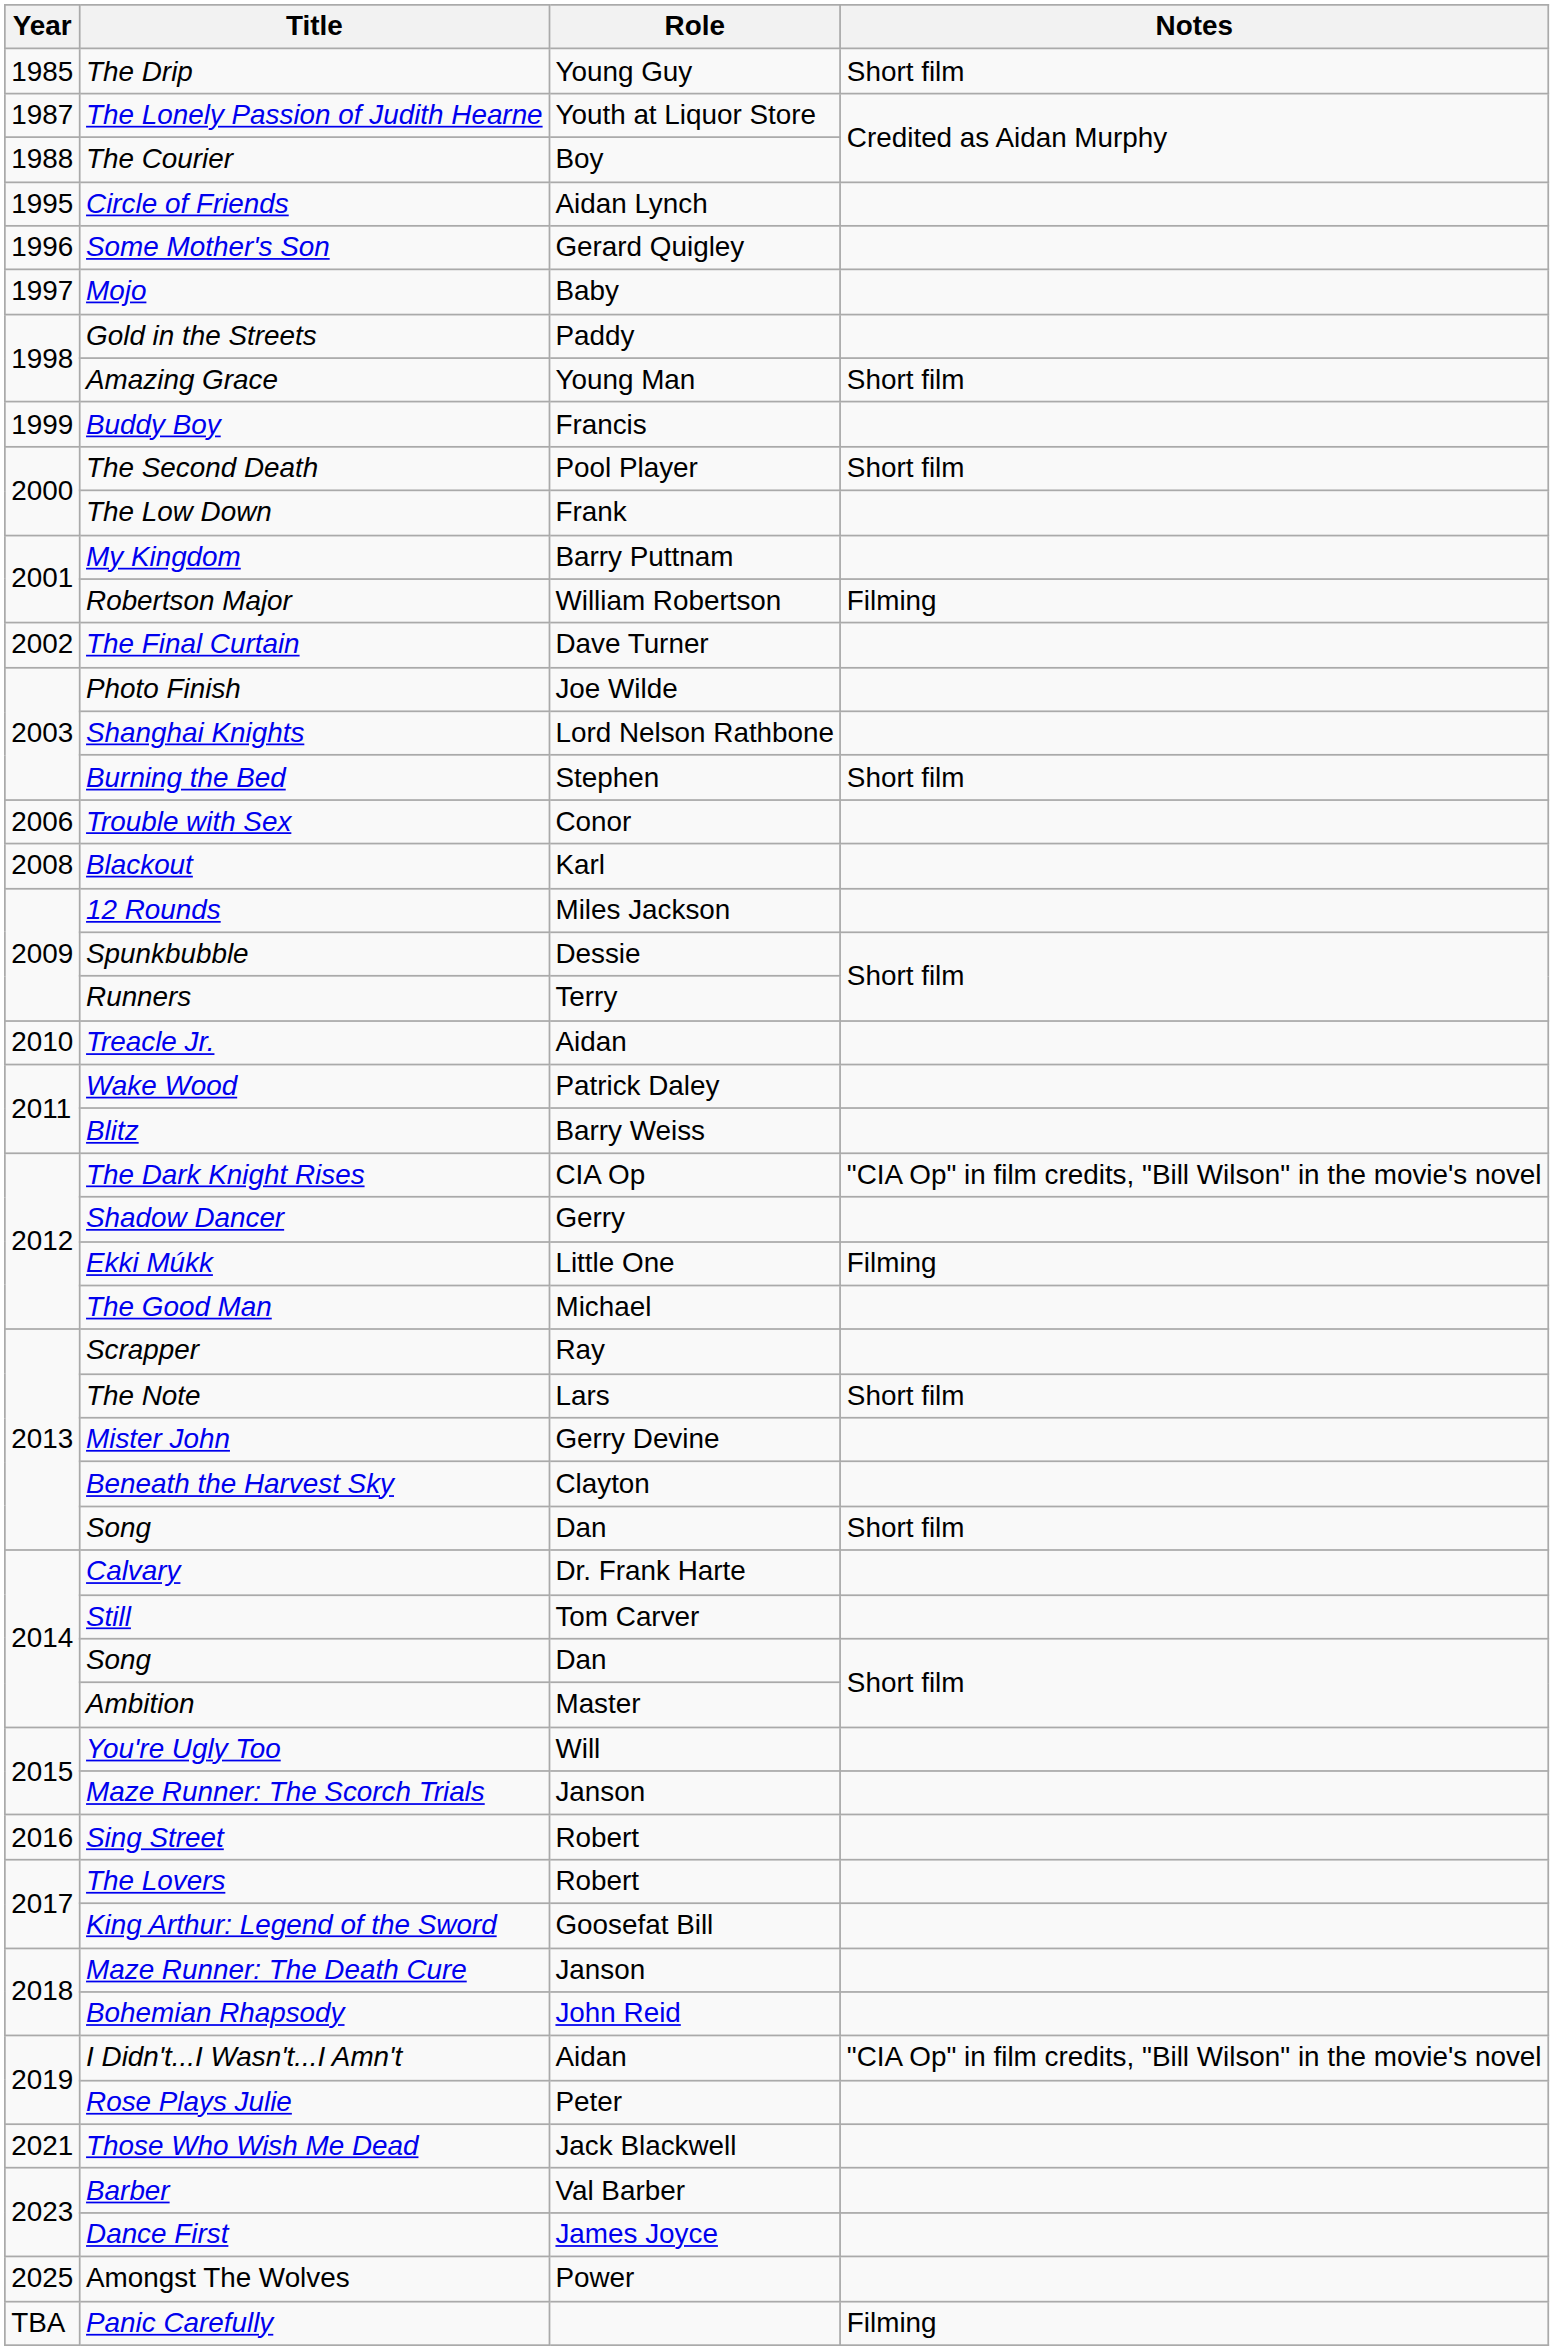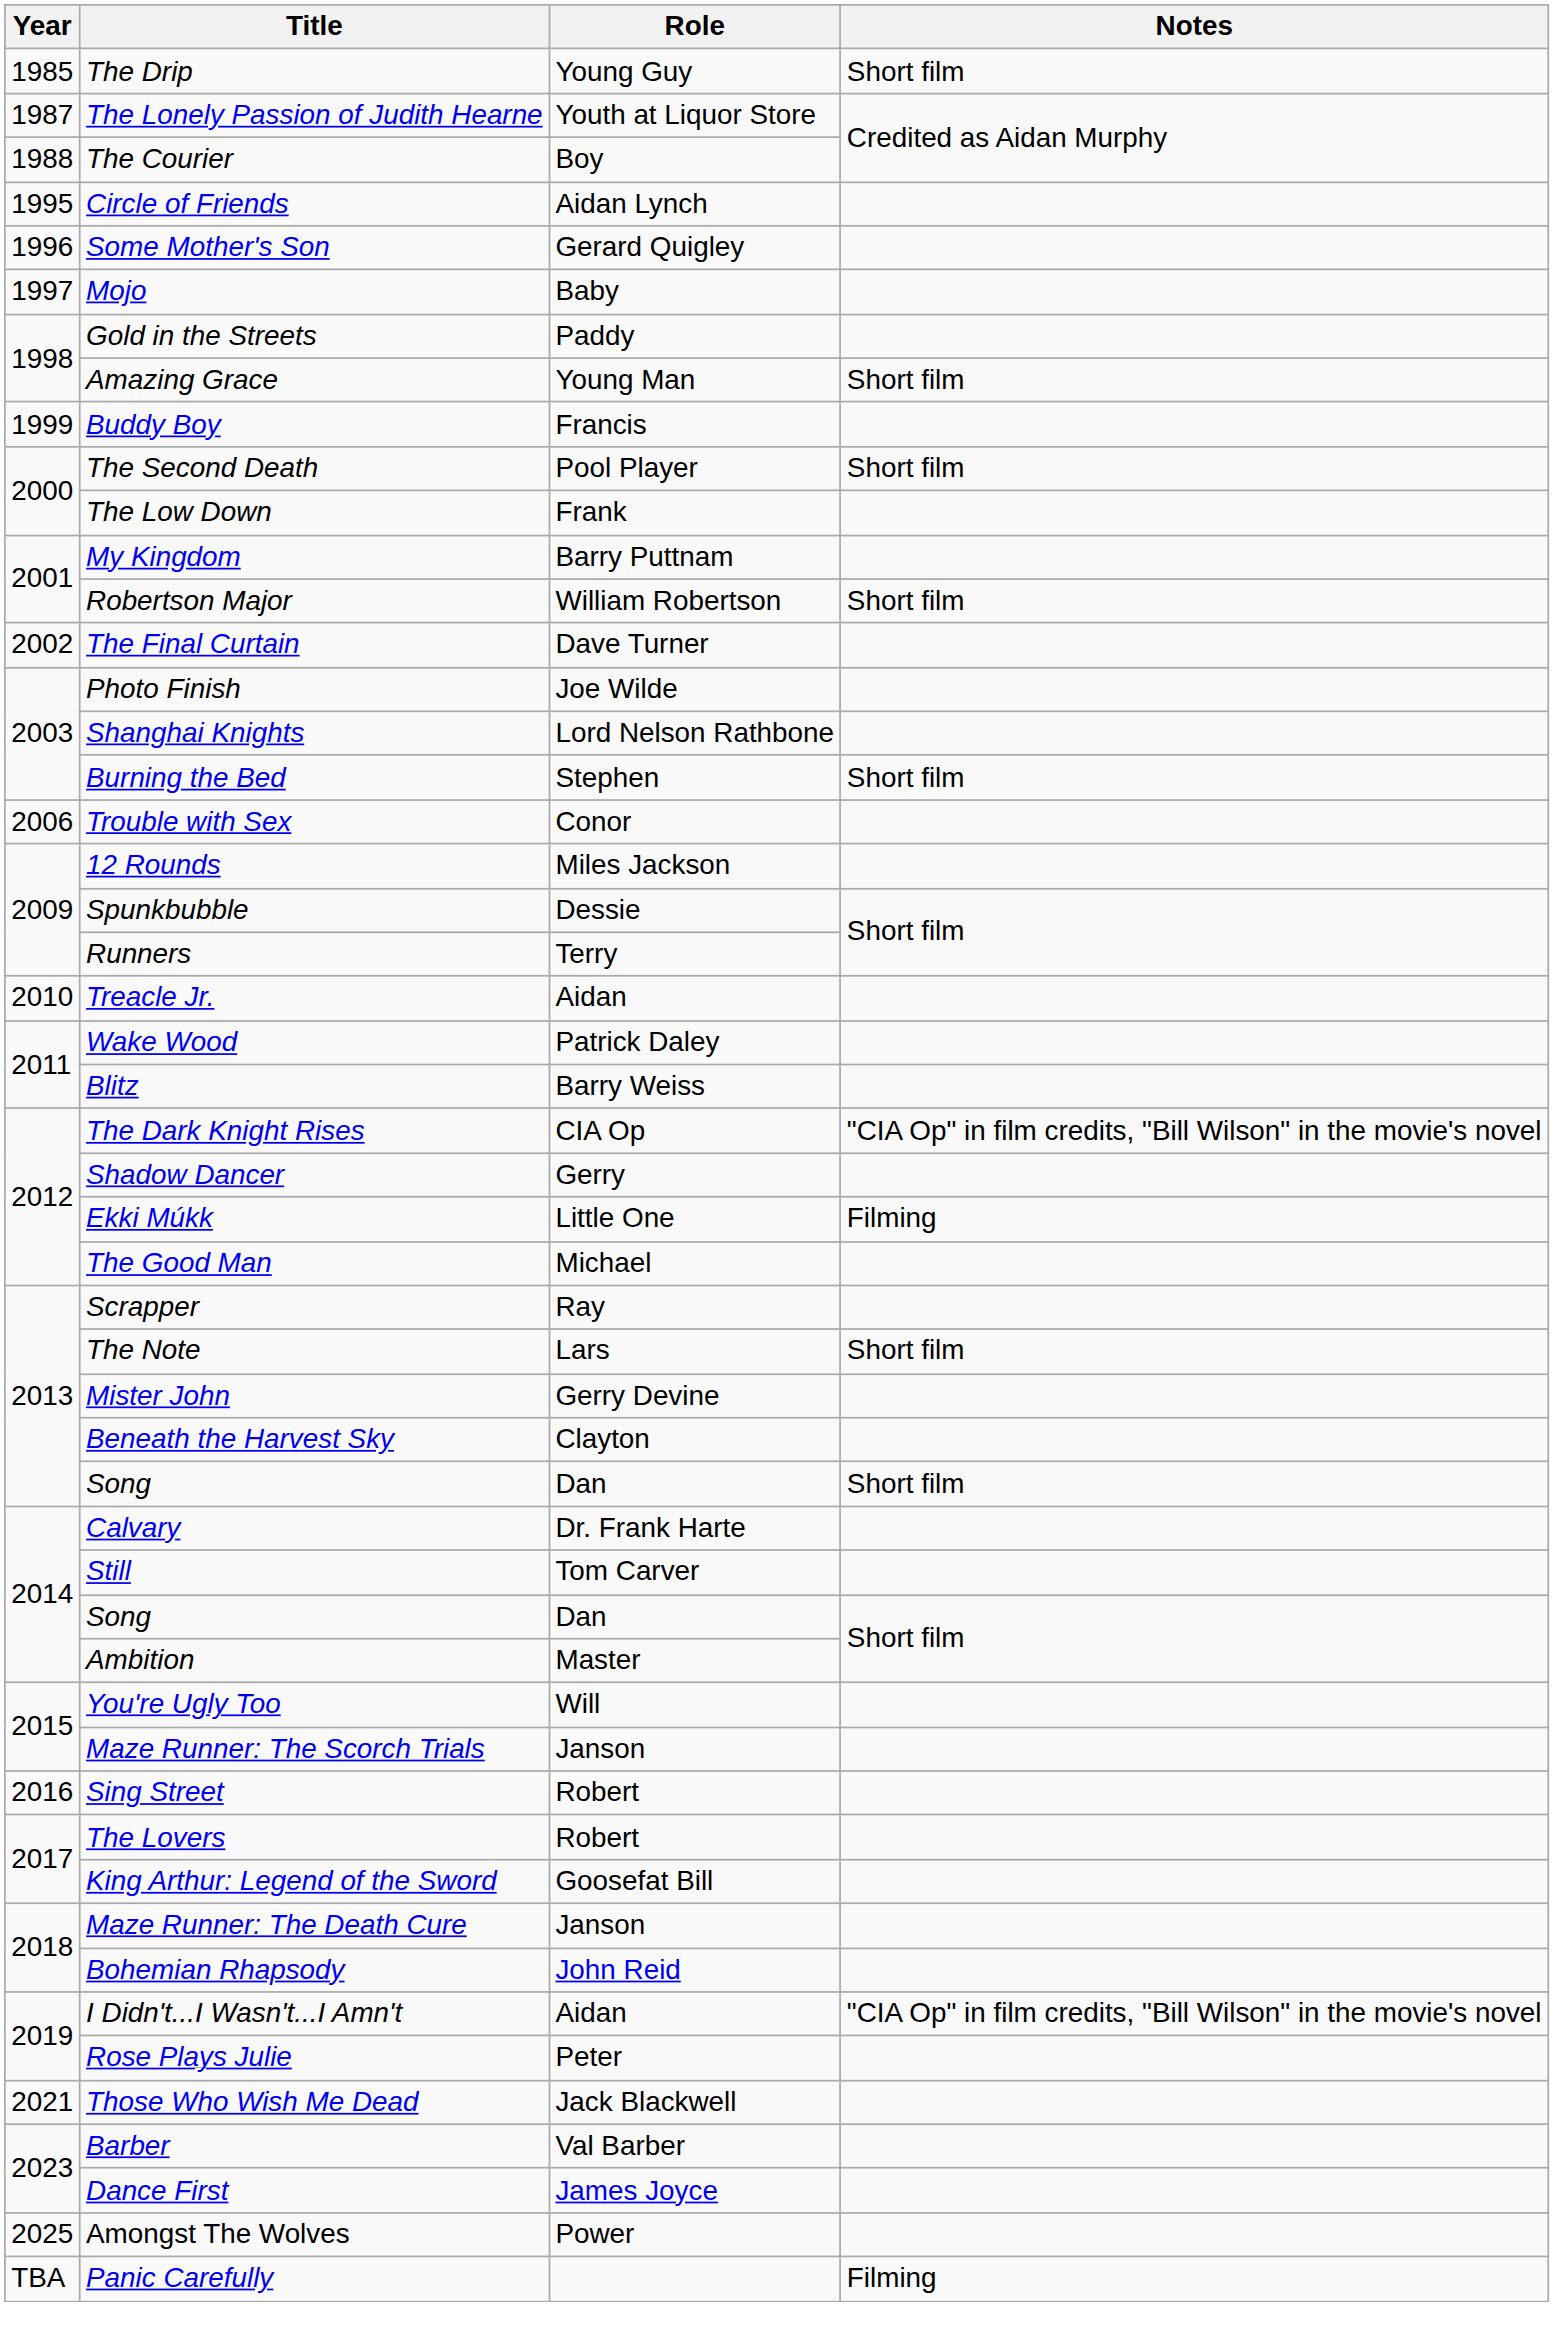(892, 600) Filming -> (906, 600) Short film
- row: (42, 865)
